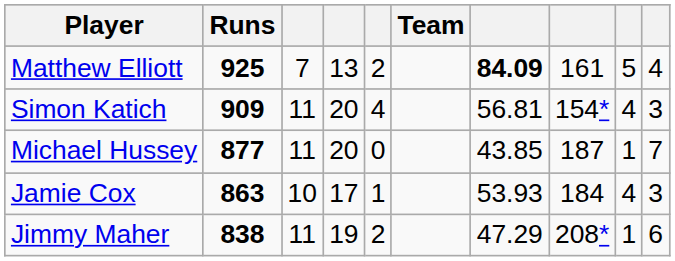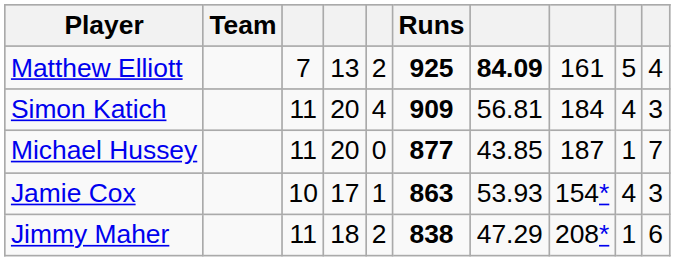columns swapped: (431, 25) <-> (242, 25)
(582, 109) 154* -> (582, 109) 184
(582, 192) 184 -> (582, 192) 154*
(344, 234) 19 -> (345, 234) 18
